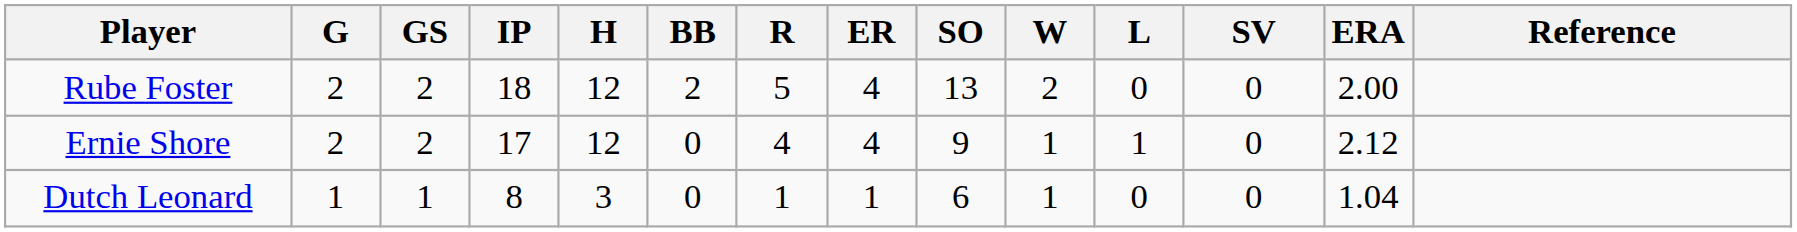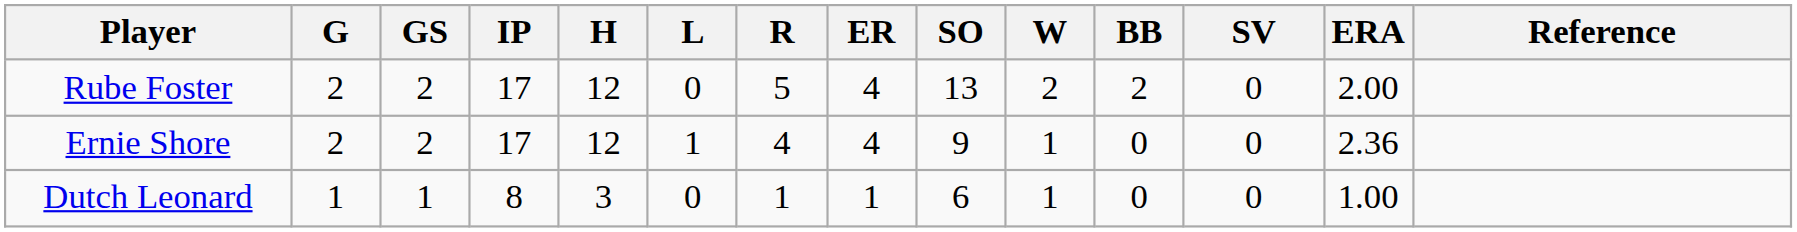columns swapped: (693, 32) <-> (1139, 32)
(514, 87) 18 -> (514, 87) 17
(1368, 142) 2.12 -> (1368, 142) 2.36
(1368, 197) 1.04 -> (1368, 197) 1.00
